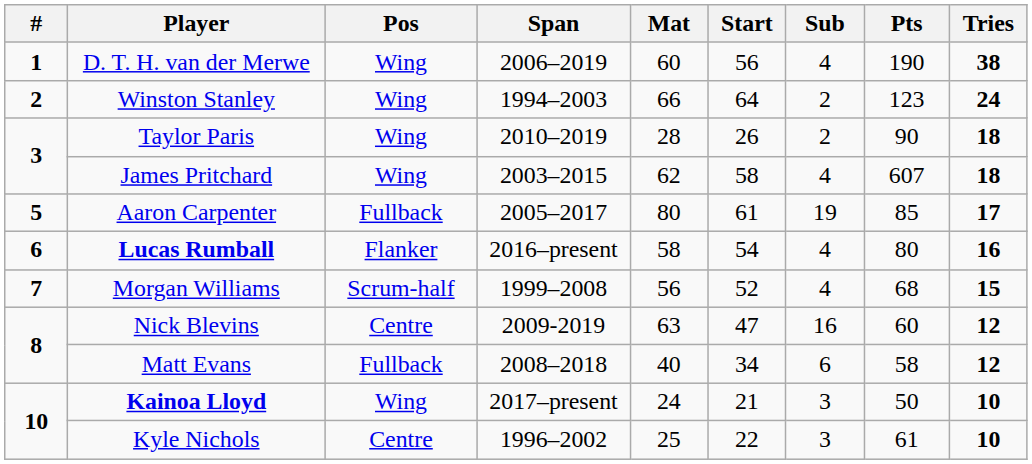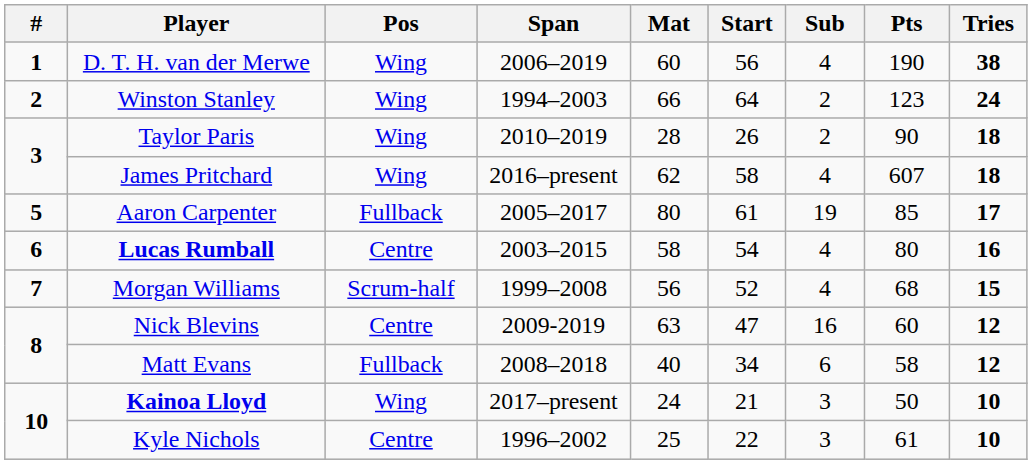(554, 174) 2003–2015 -> (554, 174) 2016–present
(401, 250) Flanker -> (401, 250) Centre
(554, 250) 2016–present -> (554, 250) 2003–2015
